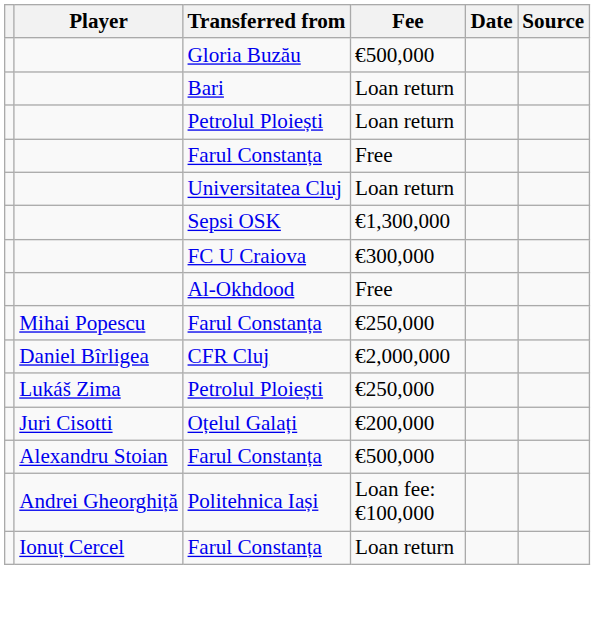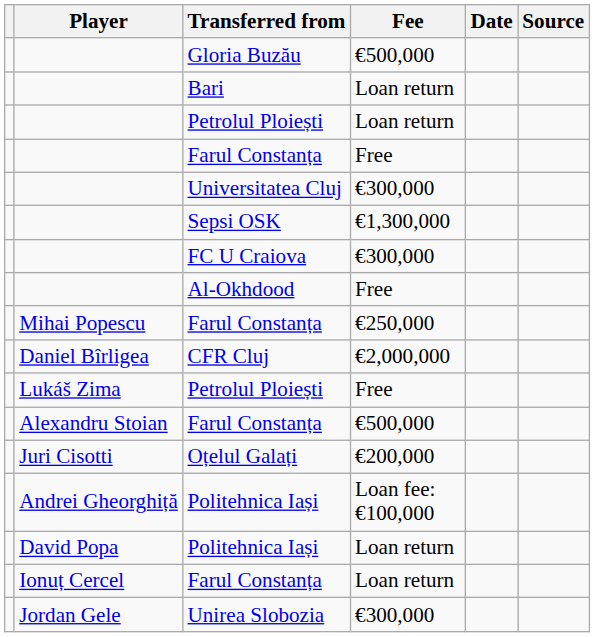(405, 188) Loan return -> (395, 188) €300,000
(395, 389) €250,000 -> (374, 389) Free
rows swapped: (66, 423) <-> (93, 456)
+ row: (69, 547)
+ row: (70, 614)
